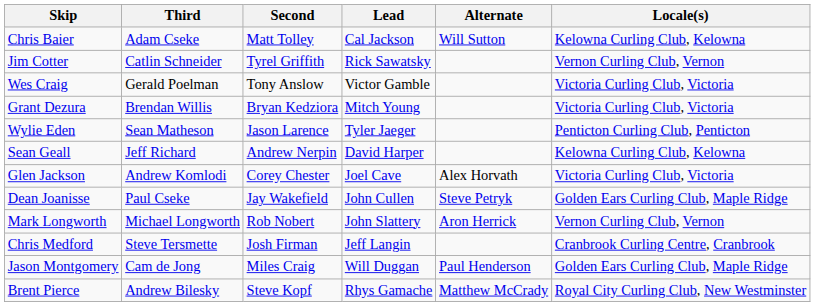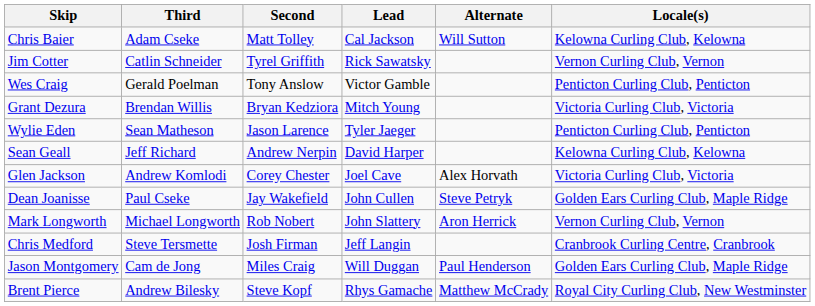(644, 84) Victoria Curling Club, Victoria -> (652, 84) Penticton Curling Club, Penticton
